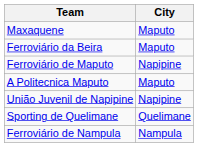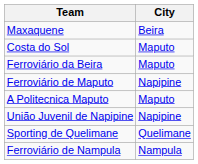(156, 30) Maputo -> (151, 30) Beira
+ row: (38, 47)
